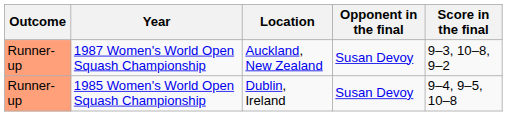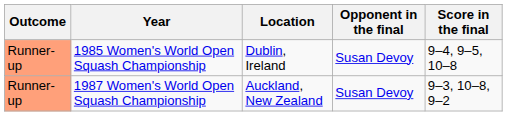rows swapped: (154, 93) <-> (154, 57)
